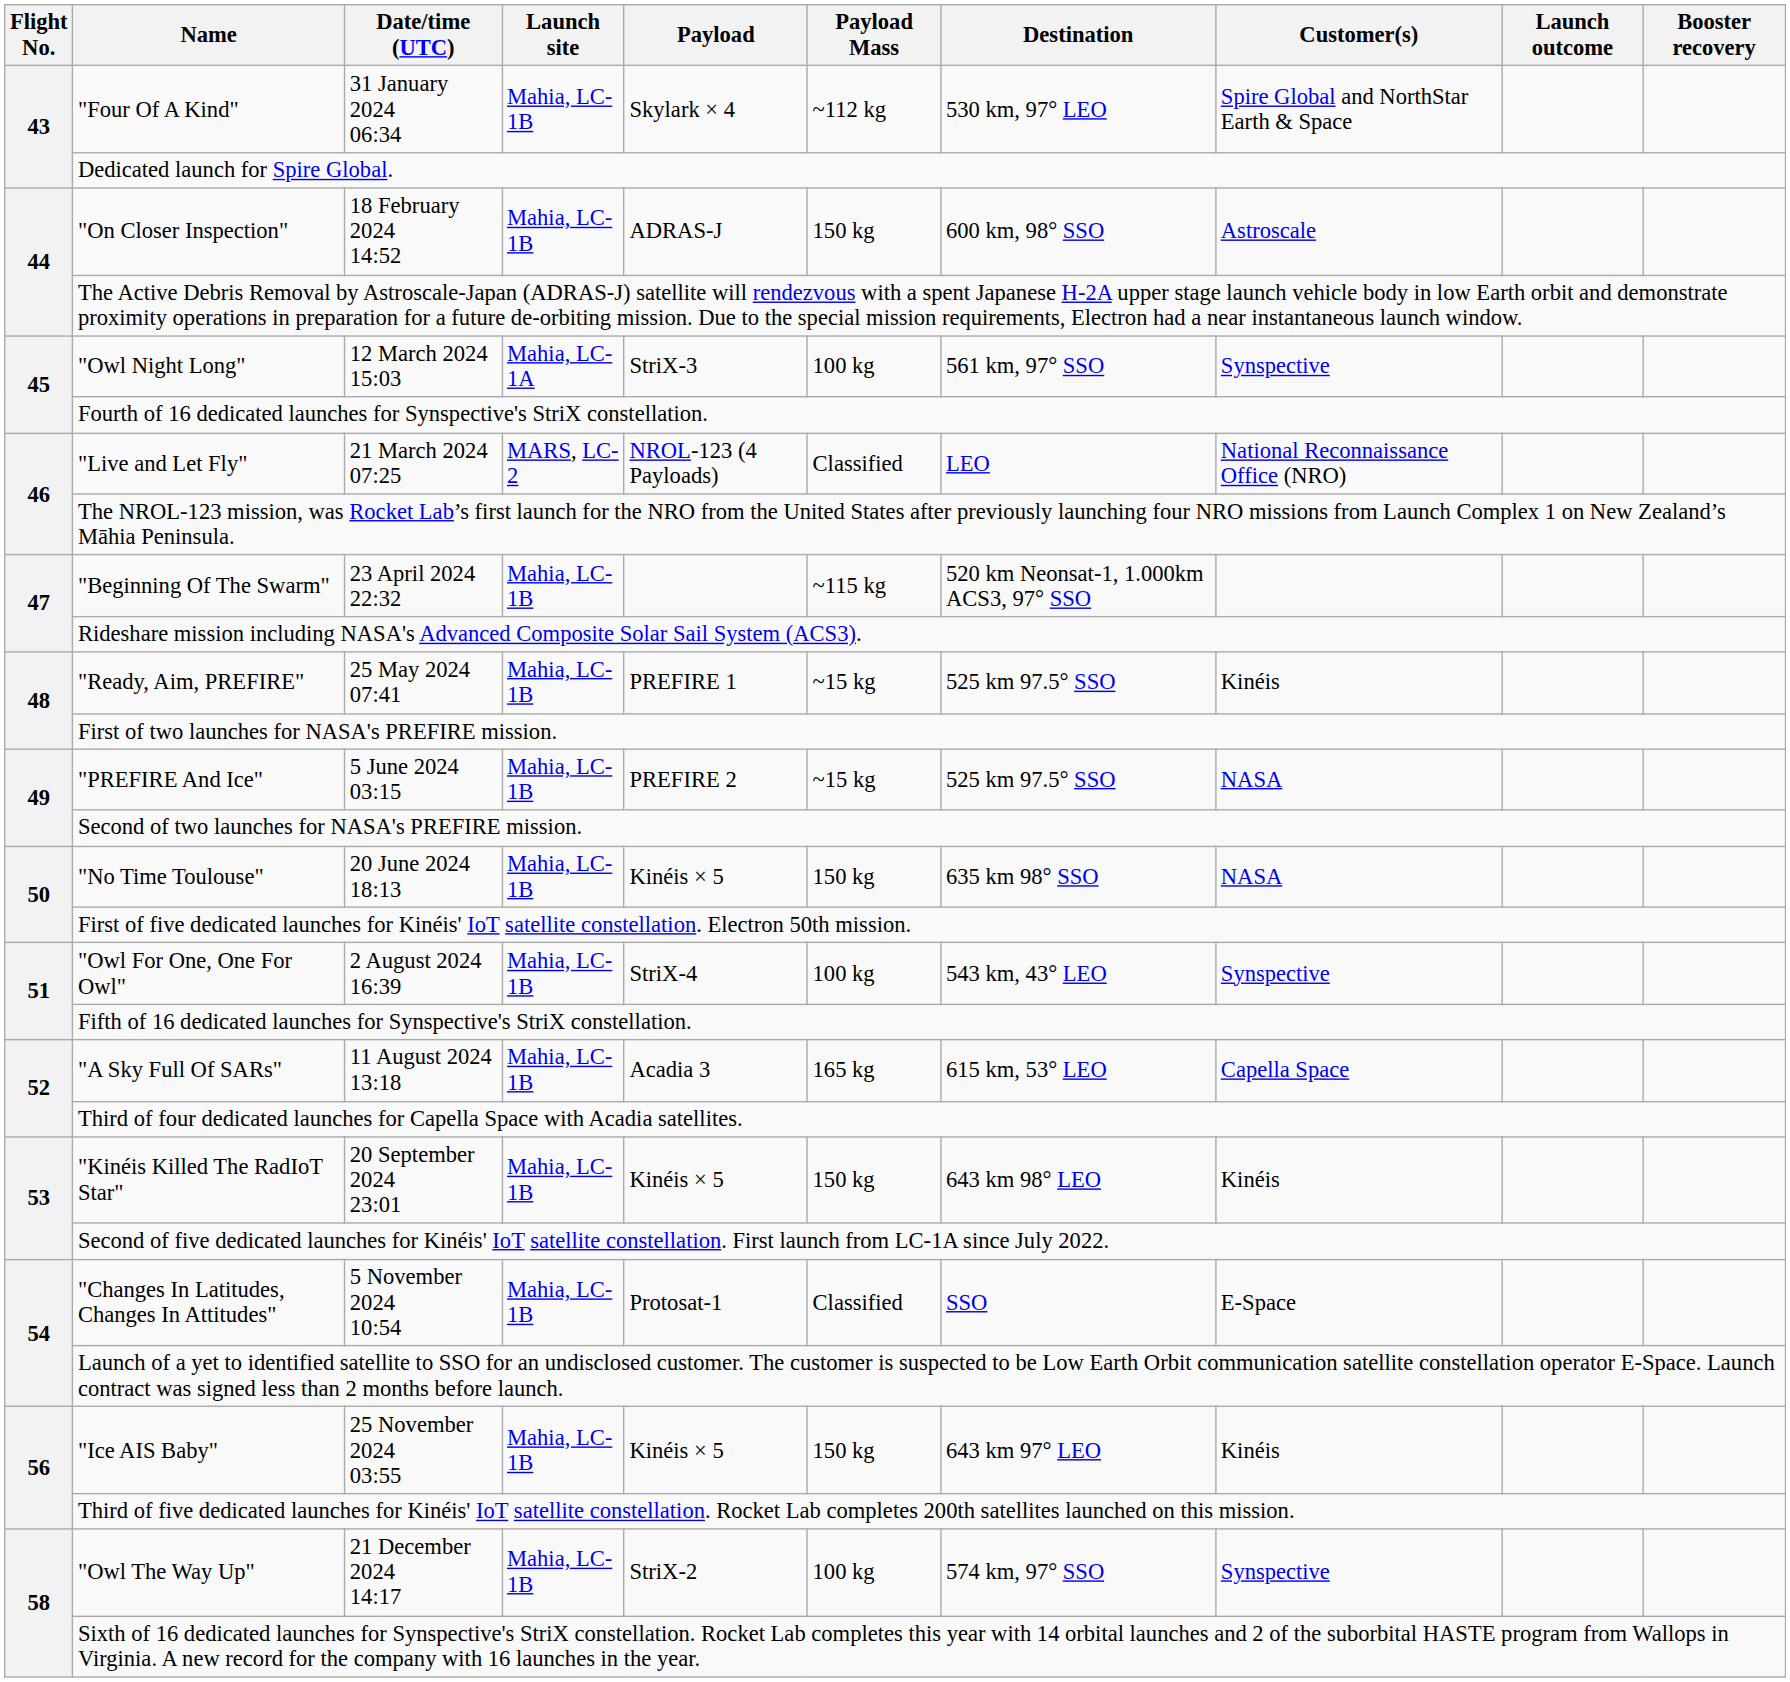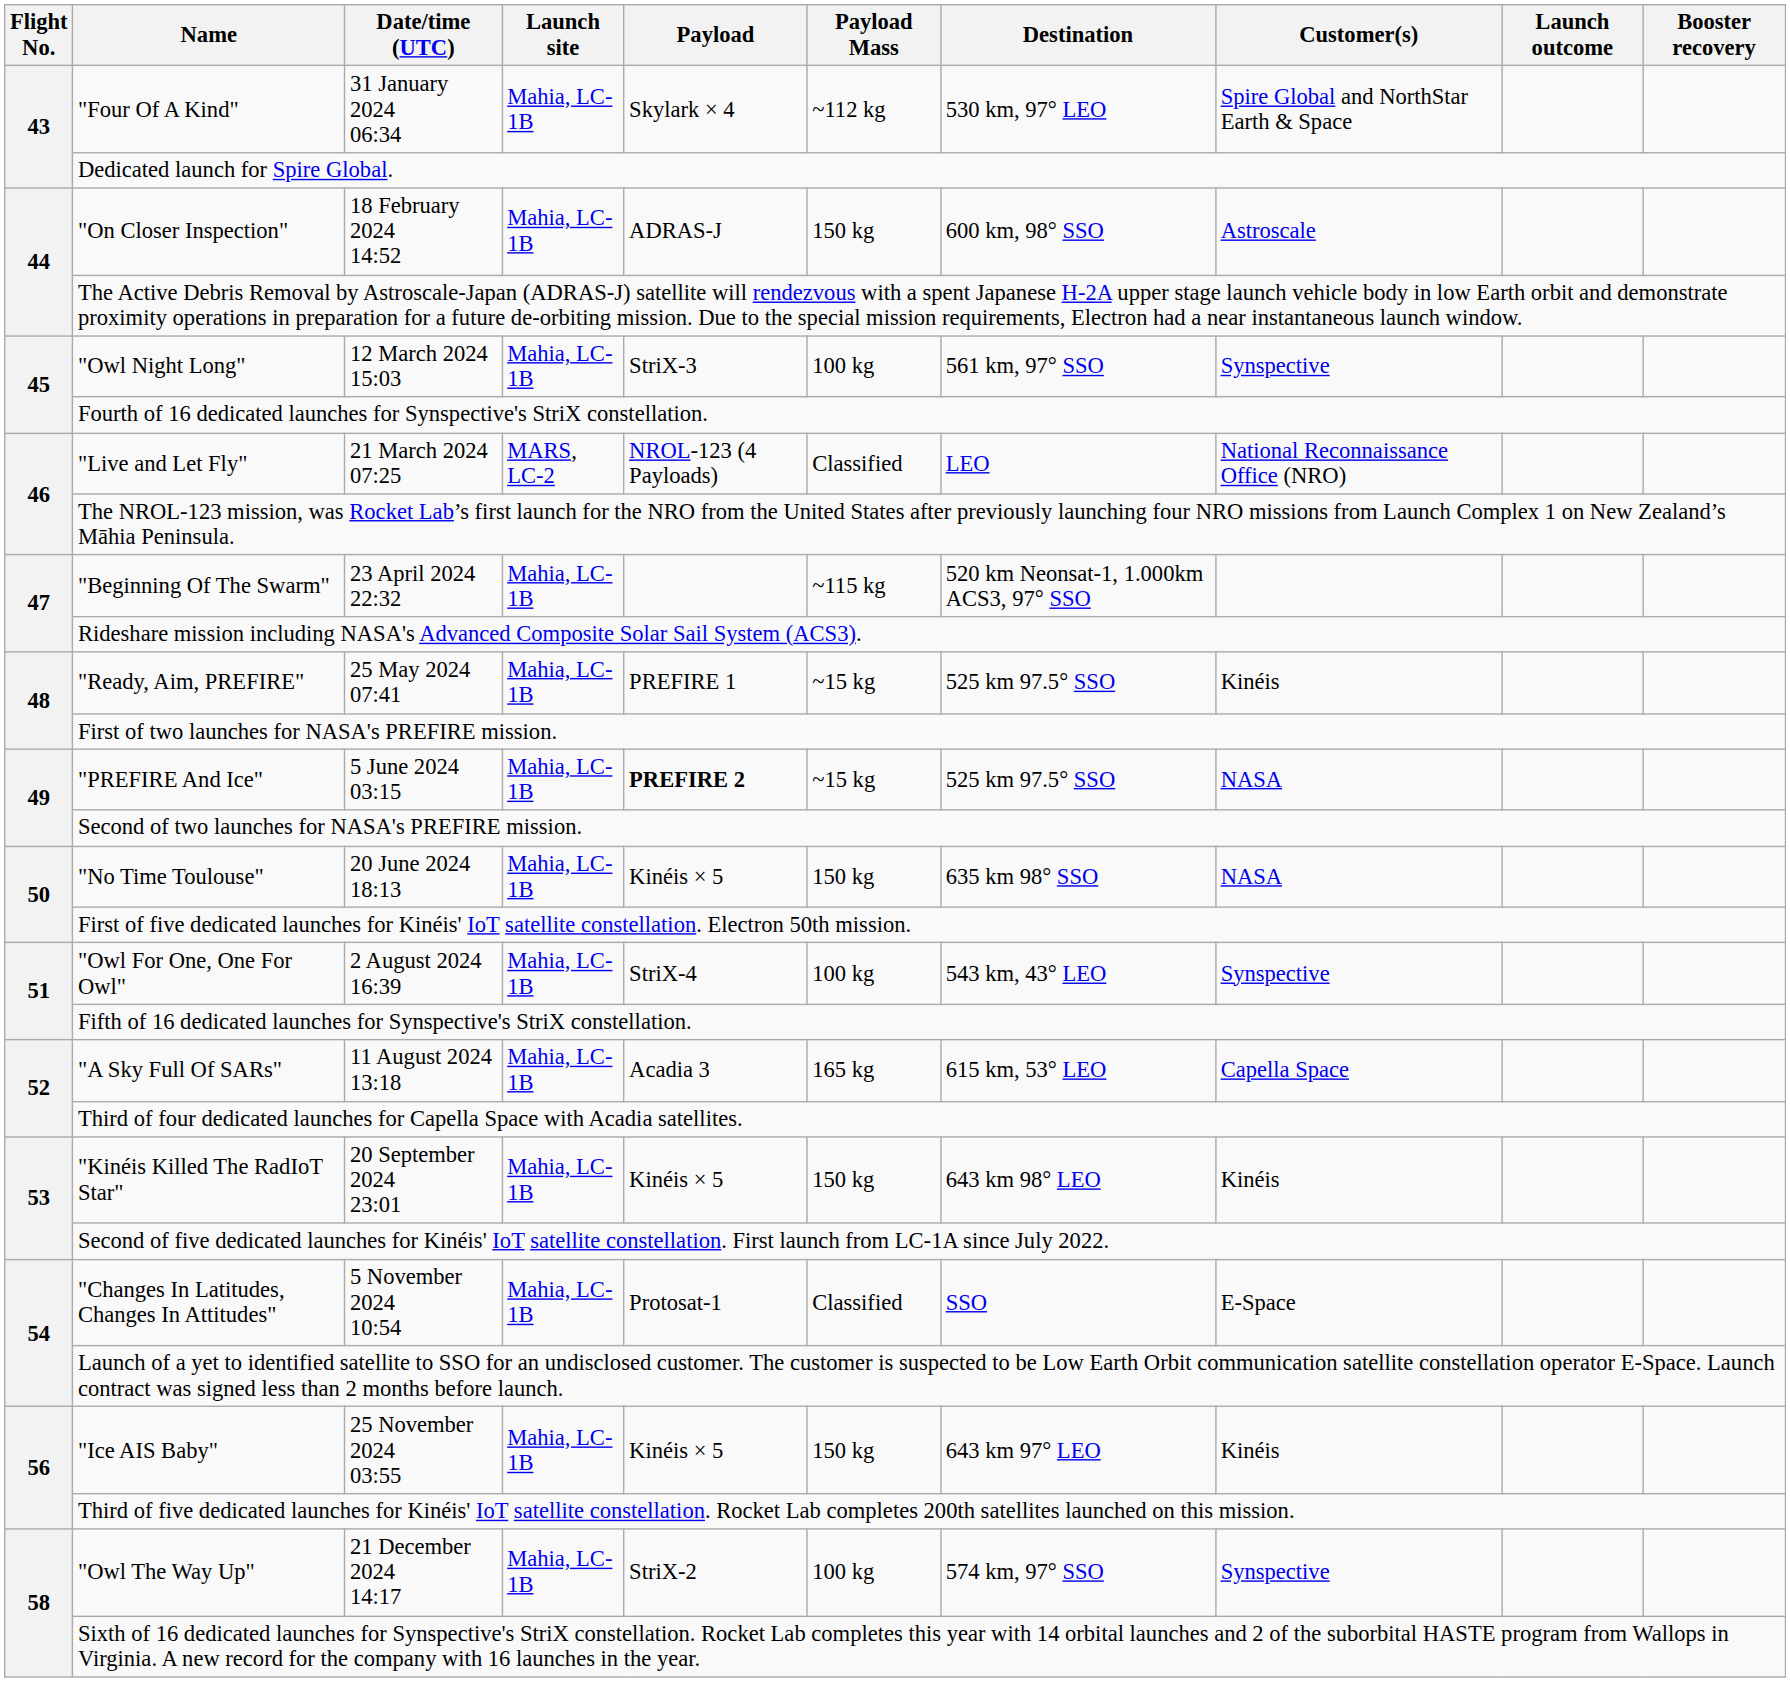(560, 366) Mahia, LC-1A -> (560, 366) Mahia, LC-1B
(683, 779) normal -> (687, 779) bold
